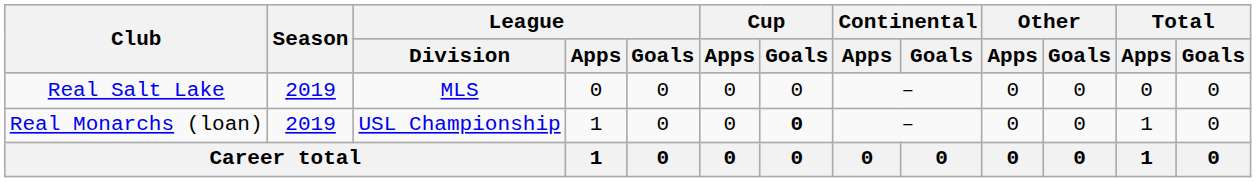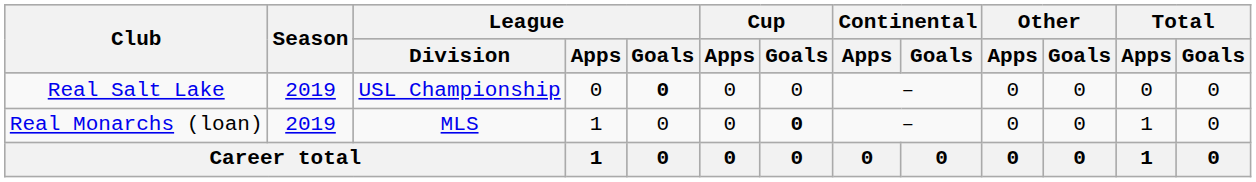(460, 91) MLS -> (460, 91) USL Championship
(663, 91) normal -> (663, 91) bold
(460, 125) USL Championship -> (460, 125) MLS
